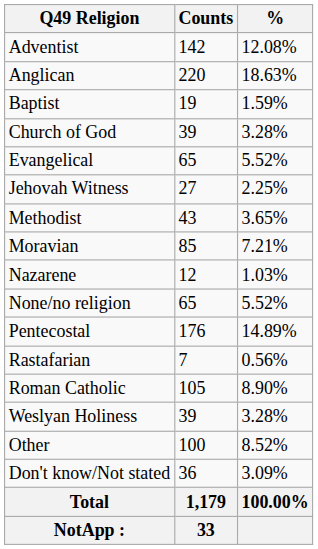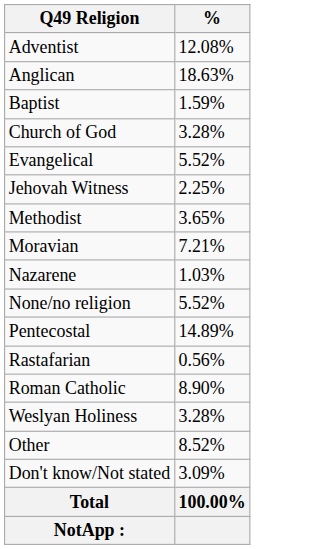- column: (206, 18)
